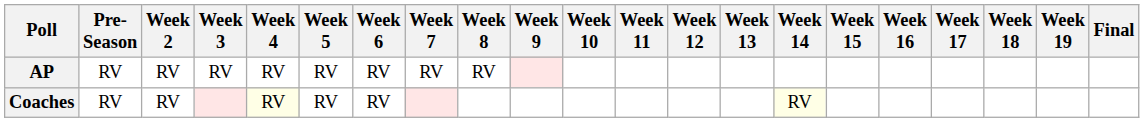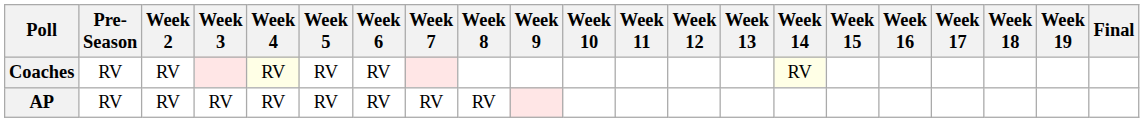rows swapped: (42, 72) <-> (42, 102)
